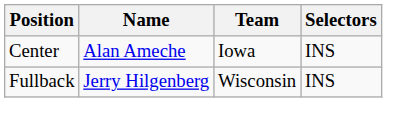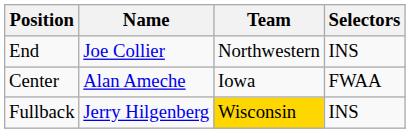+ row: (24, 51)
(320, 51) INS -> (355, 82) FWAA
(257, 82) no background -> (257, 112) gold background
